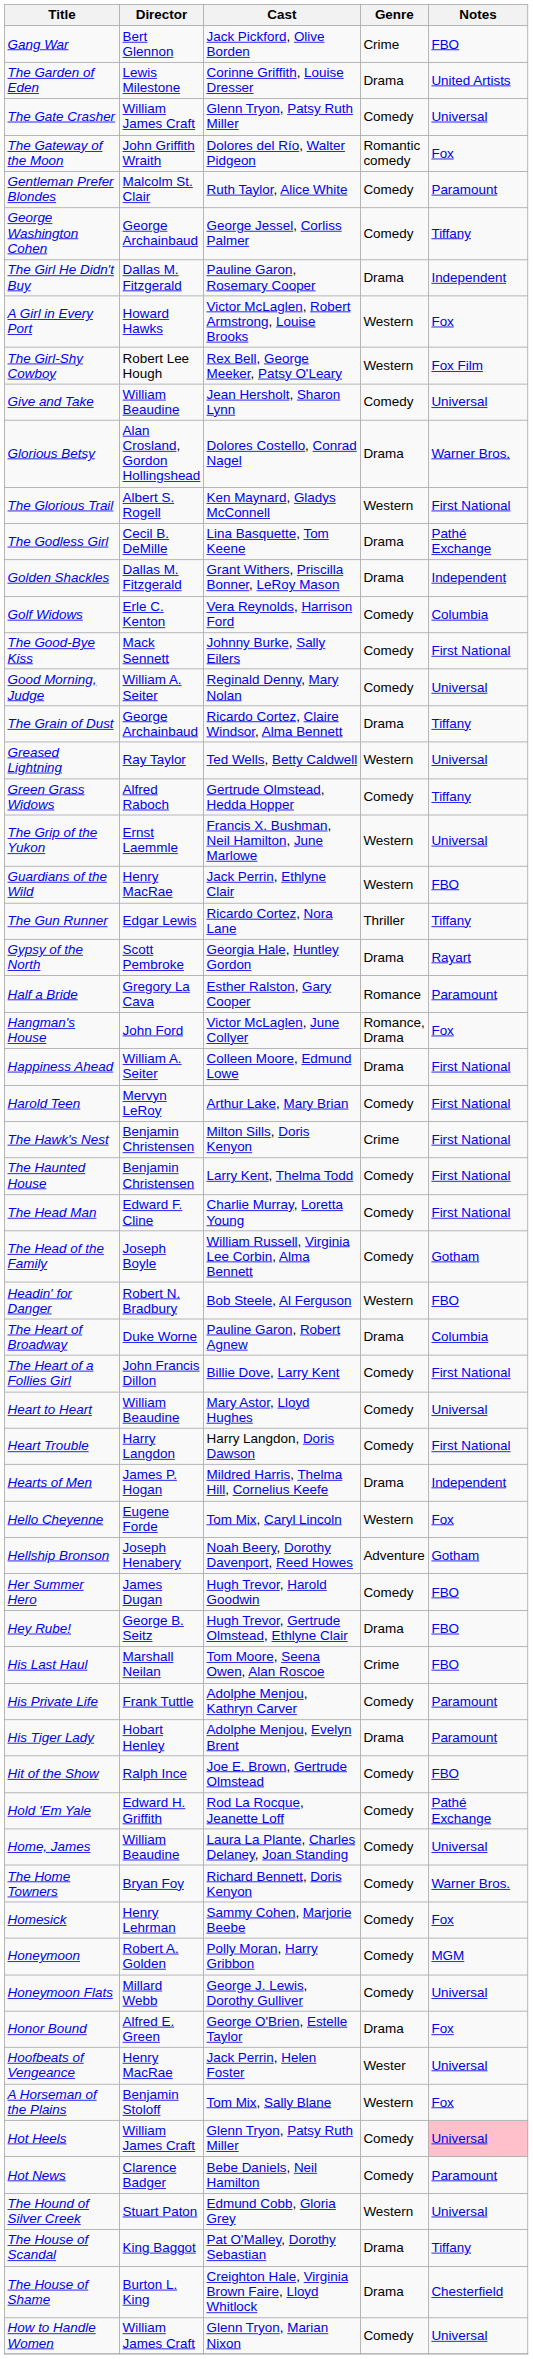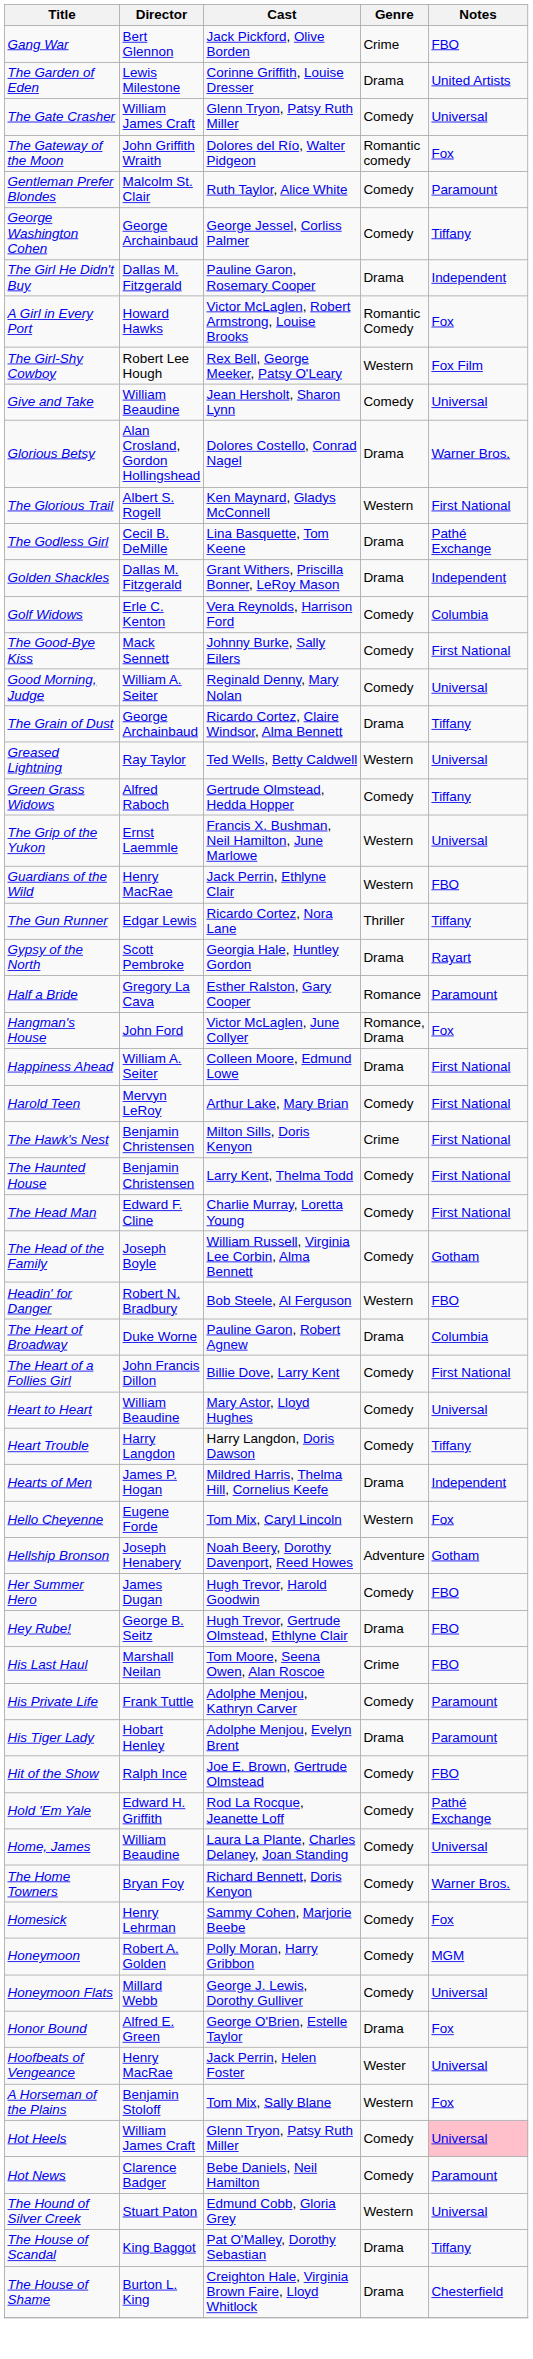(388, 321) Western -> (392, 321) Romantic Comedy
(471, 1446) First National -> (451, 1446) Tiffany
- row: (52, 2335)
